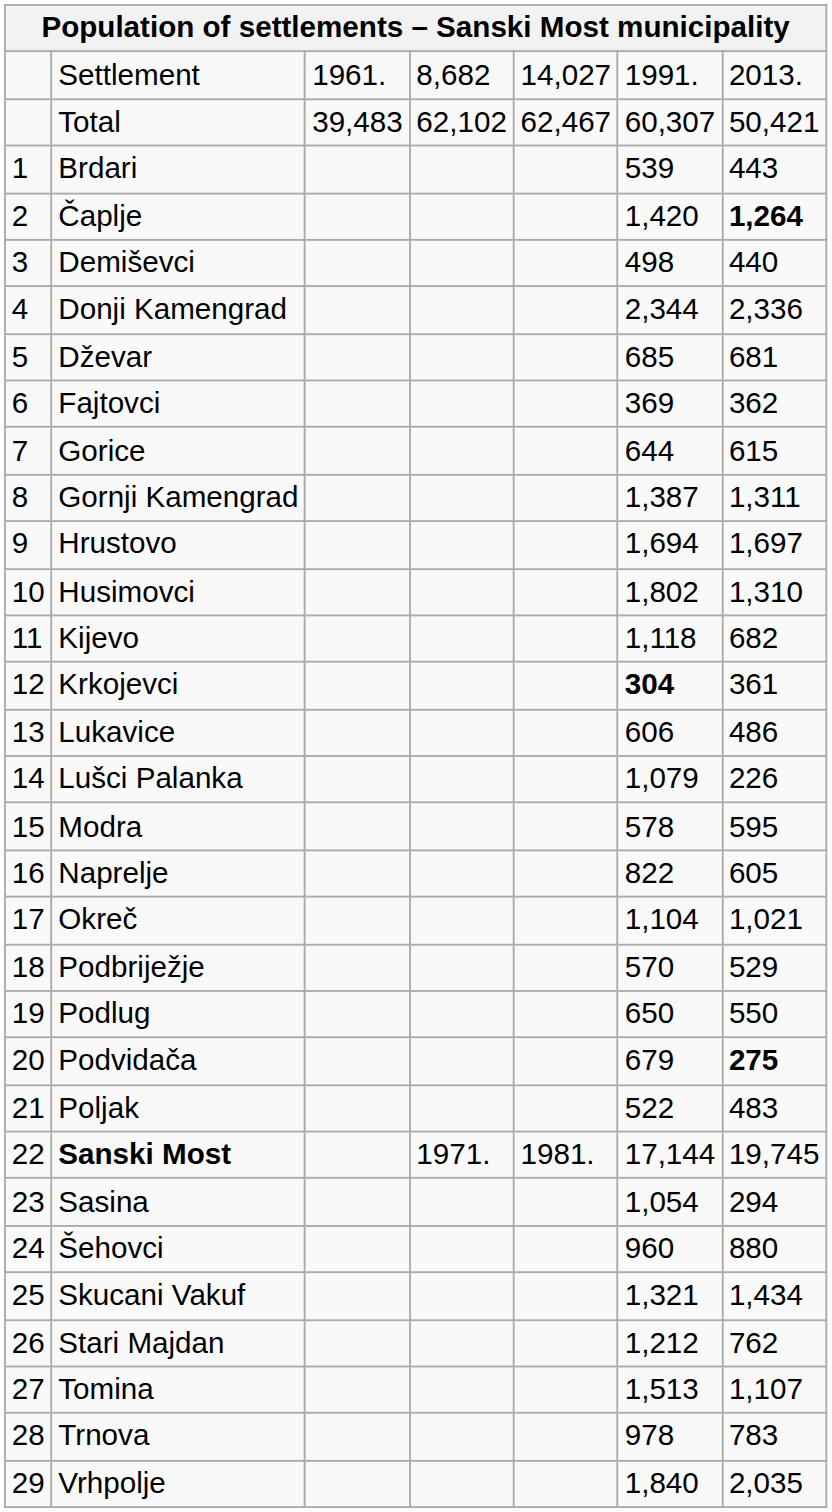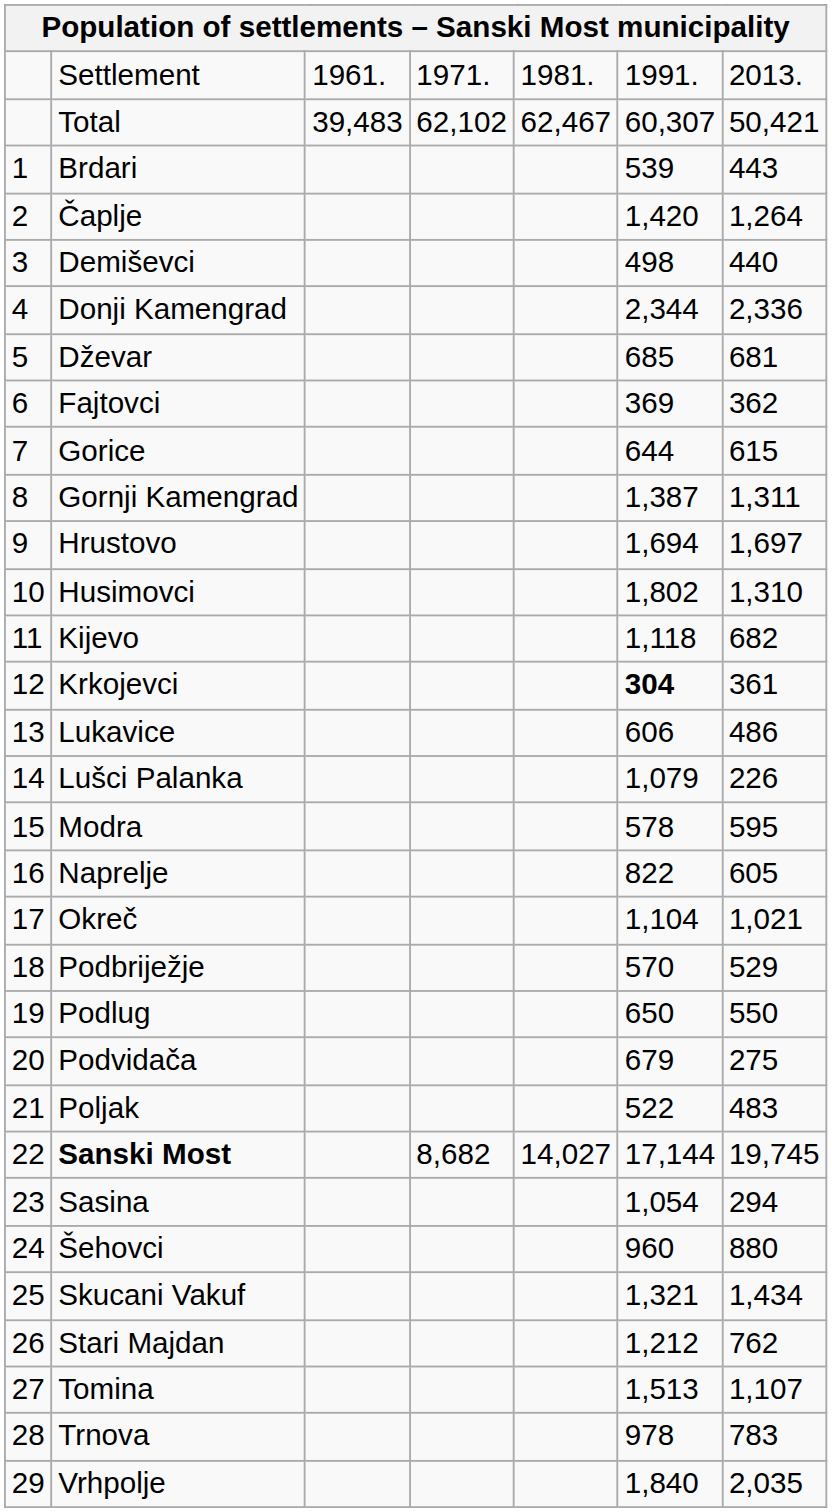(453, 74) 8,682 -> (453, 74) 1971.
(566, 74) 14,027 -> (558, 74) 1981.
(766, 215) bold -> (766, 215) normal
(754, 1060) bold -> (754, 1060) normal
(453, 1154) 1971. -> (453, 1154) 8,682
(558, 1154) 1981. -> (566, 1154) 14,027
